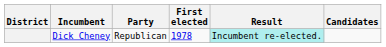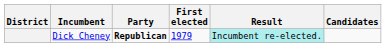(141, 36) normal -> (141, 36) bold
(181, 36) 1978 -> (181, 36) 1979
